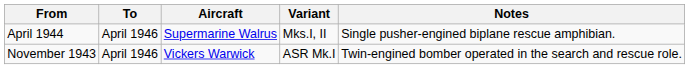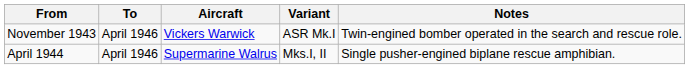rows swapped: (52, 53) <-> (35, 34)
